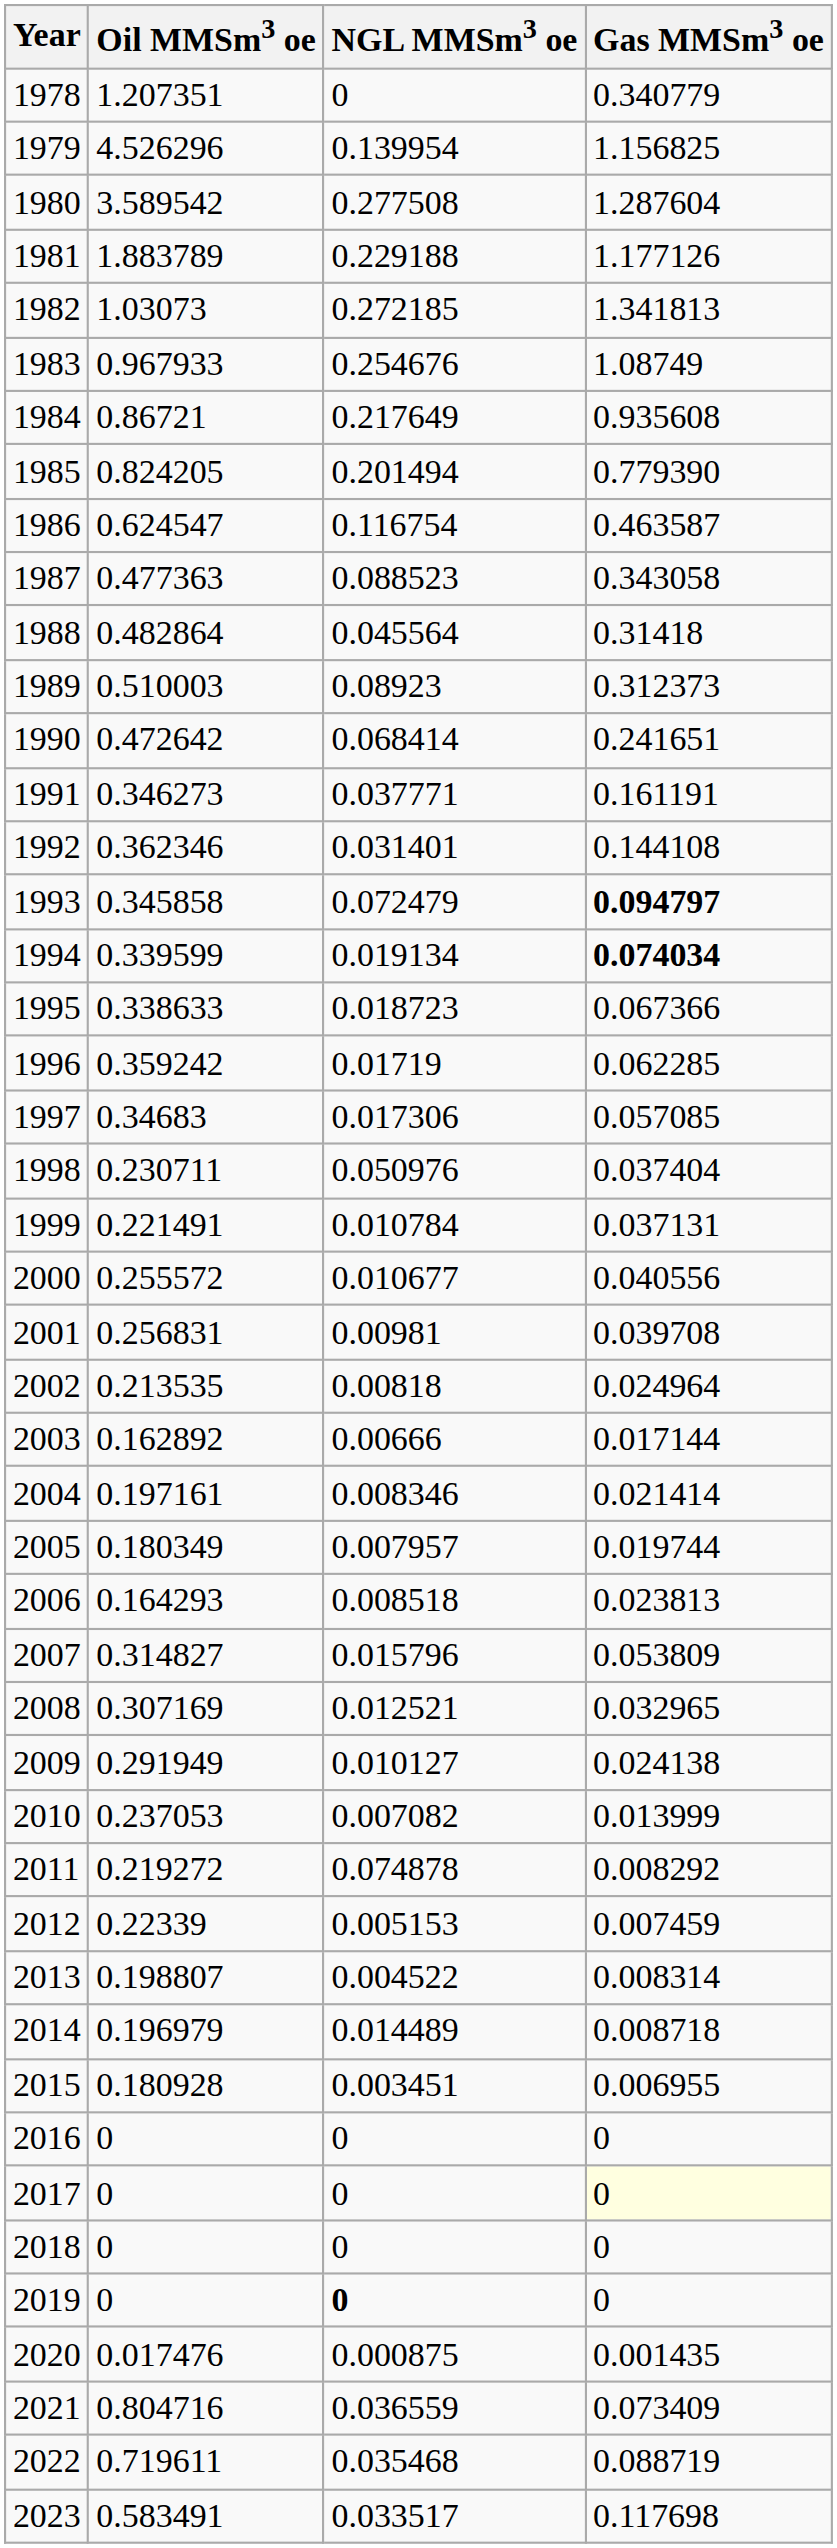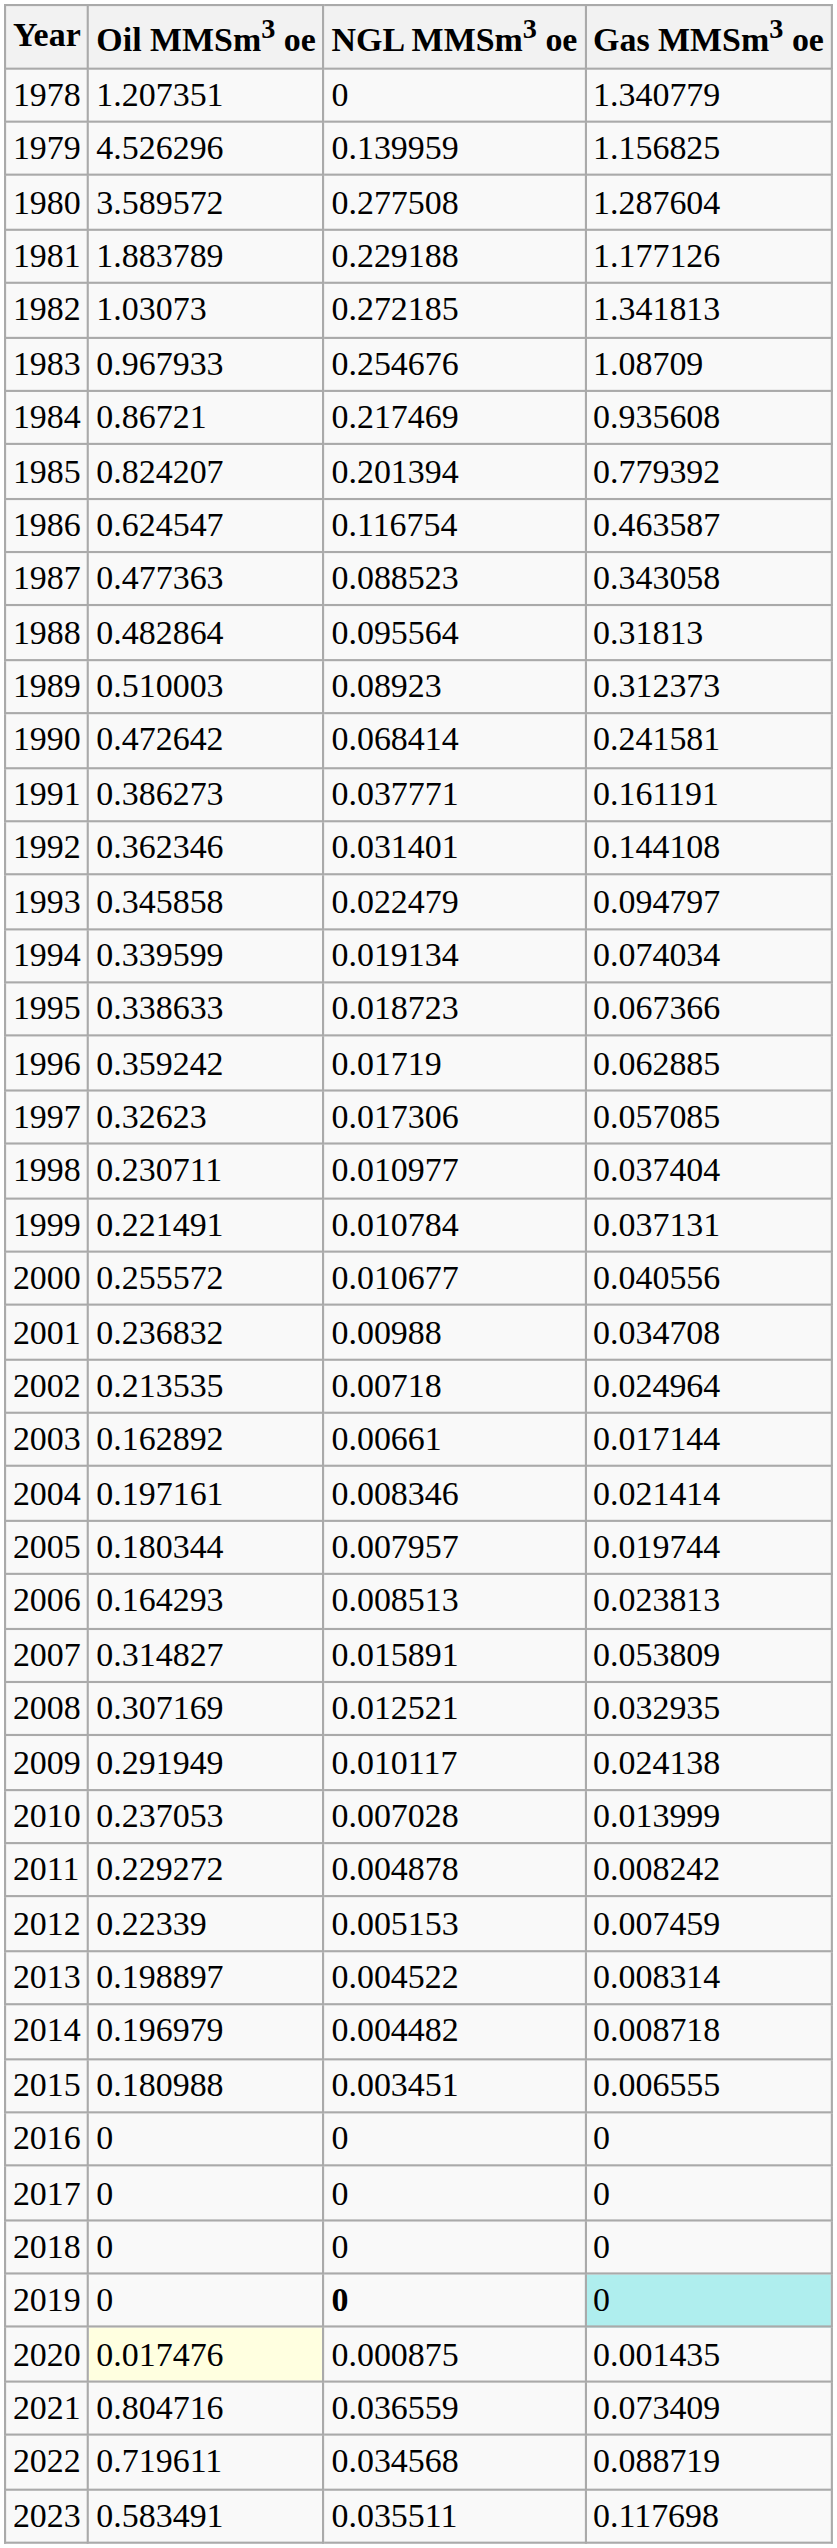(657, 94) 0.340779 -> (657, 94) 1.340779
(395, 148) 0.139954 -> (395, 148) 0.139959
(160, 201) 3.589542 -> (160, 201) 3.589572
(648, 363) 1.08749 -> (648, 363) 1.08709
(395, 417) 0.217649 -> (395, 417) 0.217469
(160, 470) 0.824205 -> (160, 470) 0.824207
(395, 470) 0.201494 -> (395, 470) 0.201394
(657, 470) 0.779390 -> (657, 470) 0.779392
(395, 632) 0.045564 -> (395, 632) 0.095564
(648, 632) 0.31418 -> (648, 632) 0.31813
(657, 739) 0.241651 -> (657, 739) 0.241581
(160, 793) 0.346273 -> (160, 793) 0.386273
(395, 901) 0.072479 -> (395, 901) 0.022479
(657, 901) bold -> (657, 901) normal
(657, 955) bold -> (657, 955) normal
(657, 1062) 0.062285 -> (657, 1062) 0.062885
(151, 1116) 0.34683 -> (151, 1116) 0.32623
(395, 1170) 0.050976 -> (395, 1170) 0.010977
(160, 1331) 0.256831 -> (160, 1331) 0.236832
(387, 1331) 0.00981 -> (387, 1331) 0.00988
(657, 1331) 0.039708 -> (657, 1331) 0.034708
(387, 1385) 0.00818 -> (387, 1385) 0.00718
(387, 1439) 0.00666 -> (387, 1439) 0.00661
(160, 1546) 0.180349 -> (160, 1546) 0.180344
(395, 1600) 0.008518 -> (395, 1600) 0.008513
(395, 1654) 0.015796 -> (395, 1654) 0.015891
(657, 1708) 0.032965 -> (657, 1708) 0.032935
(395, 1762) 0.010127 -> (394, 1762) 0.010117
(395, 1815) 0.007082 -> (395, 1815) 0.007028
(160, 1869) 0.219272 -> (160, 1869) 0.229272
(395, 1869) 0.074878 -> (395, 1869) 0.004878
(657, 1869) 0.008292 -> (657, 1869) 0.008242
(160, 1977) 0.198807 -> (160, 1977) 0.198897
(395, 2030) 0.014489 -> (395, 2030) 0.004482
(160, 2084) 0.180928 -> (160, 2084) 0.180988
(657, 2084) 0.006955 -> (657, 2084) 0.006555
(602, 2192) lightyellow background -> (602, 2192) no background
(602, 2299) no background -> (602, 2299) paleturquoise background
(160, 2353) no background -> (160, 2353) lightyellow background
(395, 2461) 0.035468 -> (395, 2461) 0.034568
(395, 2515) 0.033517 -> (394, 2515) 0.035511
